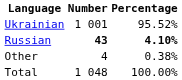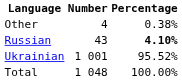rows swapped: (34, 24) <-> (21, 56)
(101, 40) bold -> (101, 40) normal
